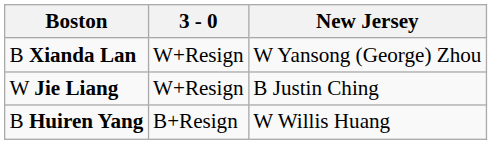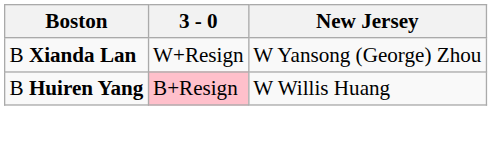- row: (64, 88)
(195, 121) no background -> (195, 88) pink background
